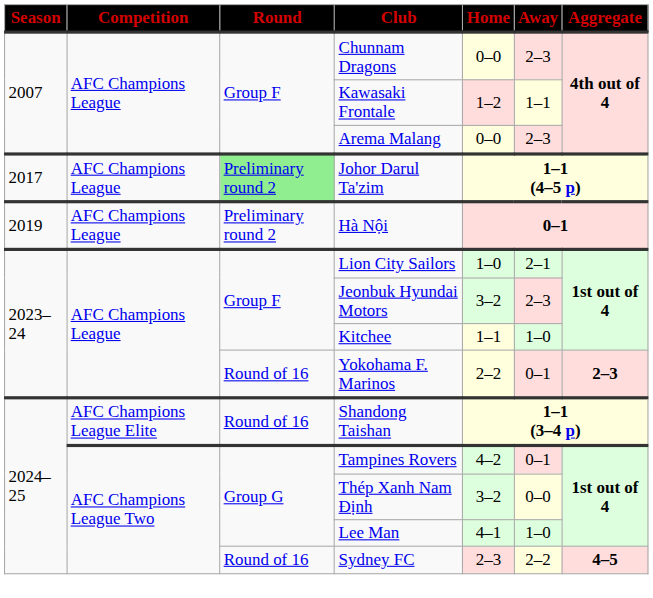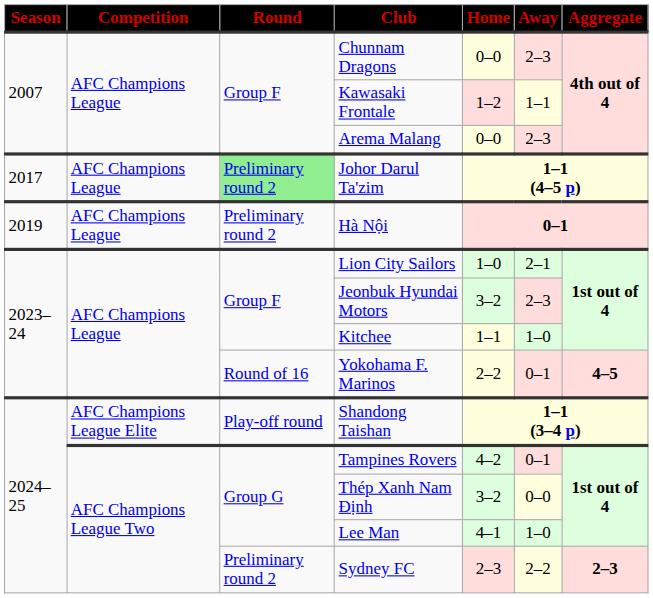(605, 373) 2–3 -> (605, 373) 4–5
(266, 421) Round of 16 -> (273, 421) Play-off round
(266, 559) Round of 16 -> (264, 569) Preliminary round 2
(605, 559) 4–5 -> (605, 569) 2–3
